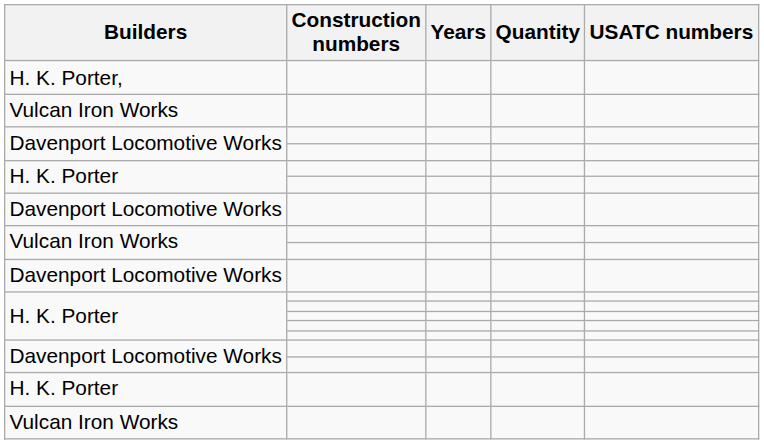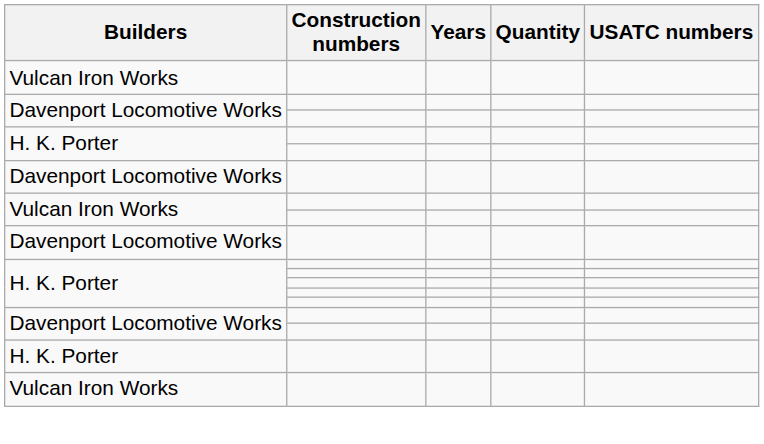- row: (66, 77)
